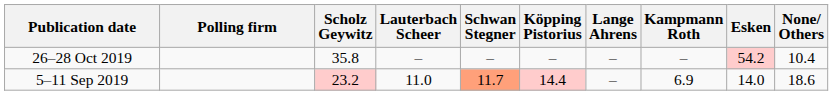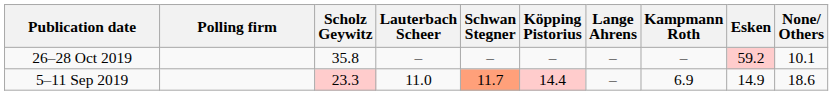(751, 58) 54.2 -> (751, 58) 59.2
(801, 58) 10.4 -> (801, 58) 10.1
(345, 79) 23.2 -> (345, 79) 23.3
(751, 79) 14.0 -> (751, 79) 14.9
